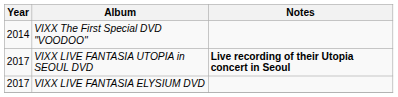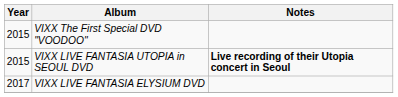(18, 34) 2014 -> (18, 34) 2015
(18, 62) 2017 -> (18, 62) 2015
